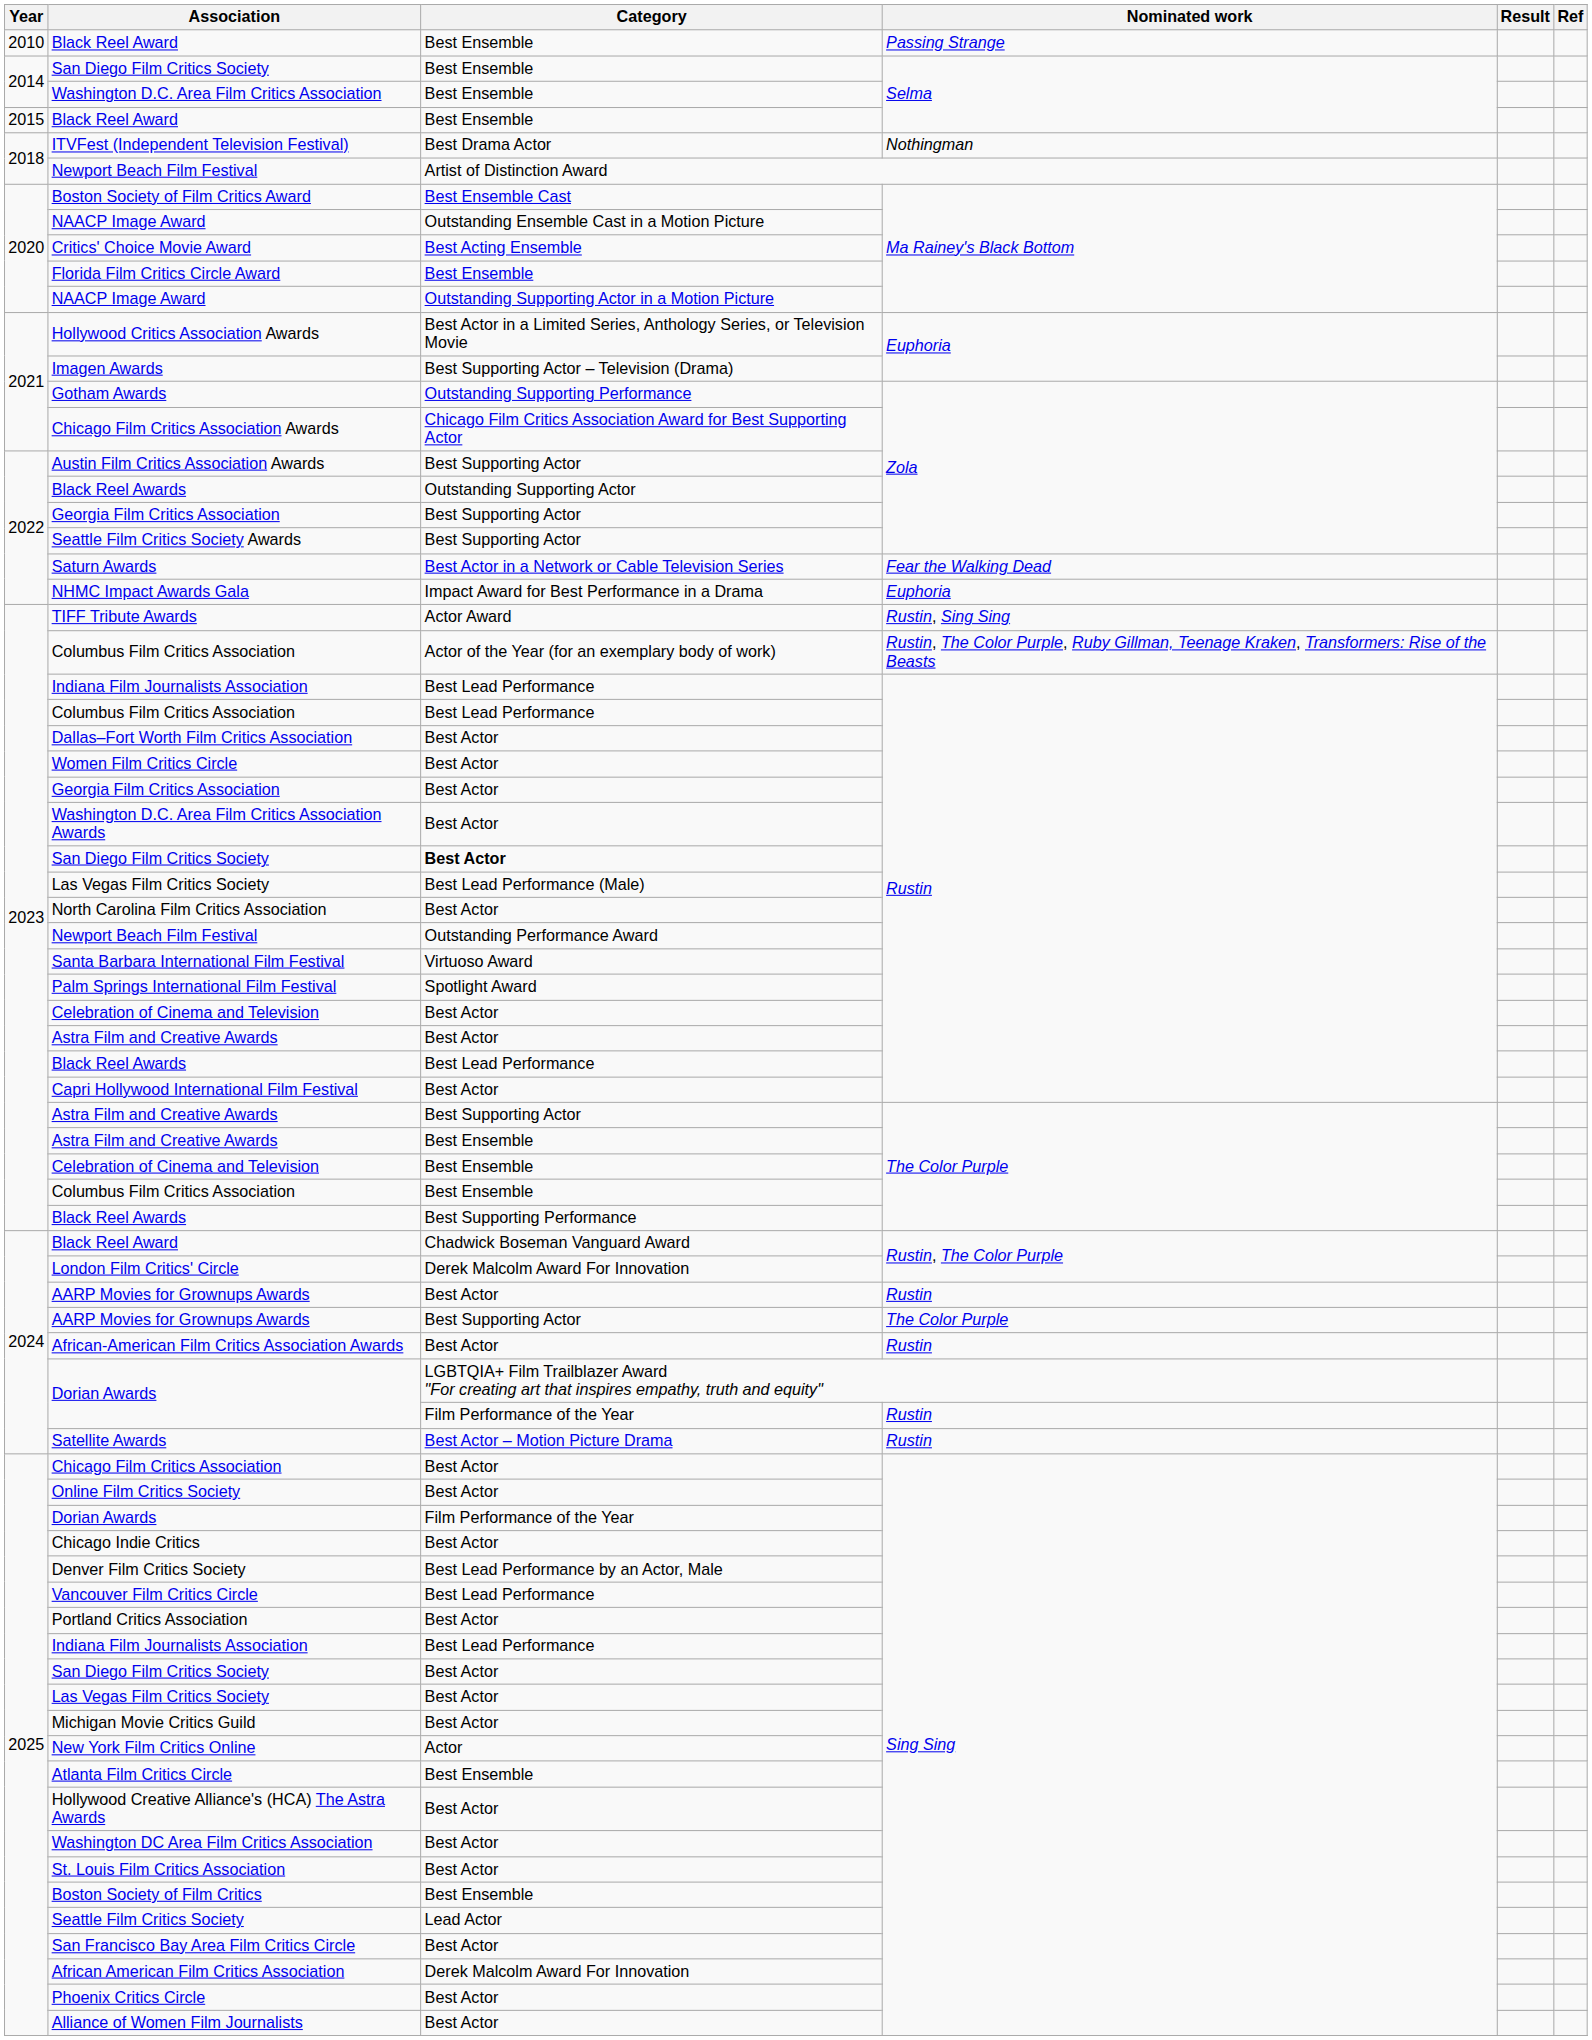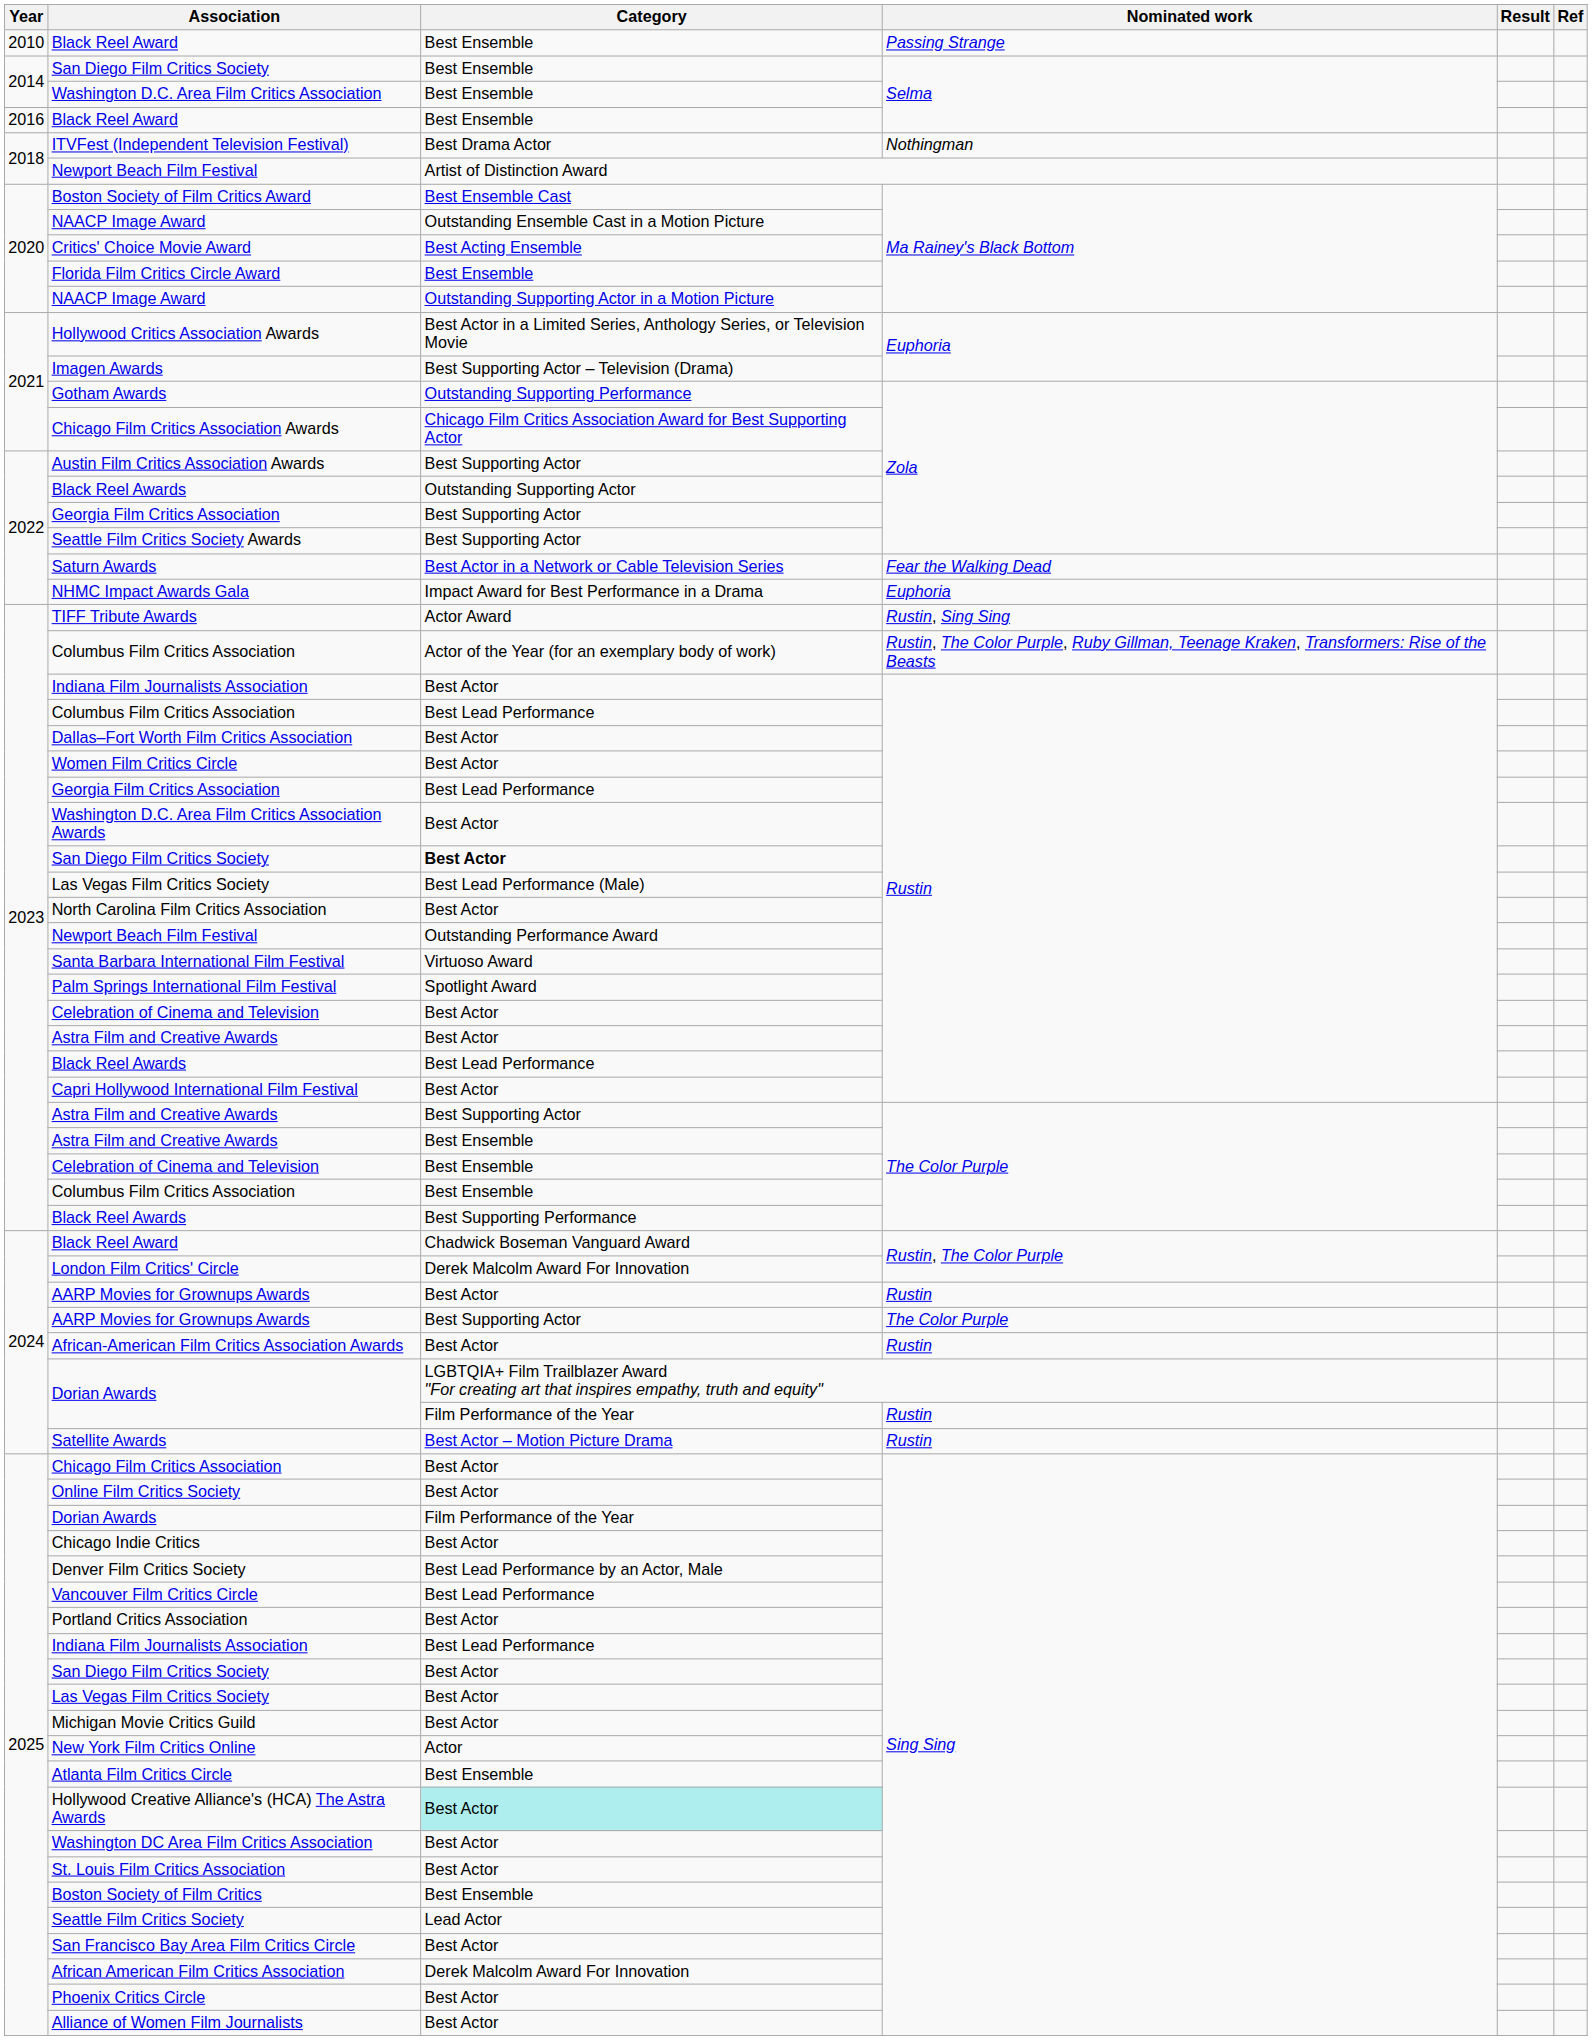(26, 119) 2015 -> (26, 119) 2016
(510, 686) Best Lead Performance -> (461, 686) Best Actor
(461, 789) Best Actor -> (510, 789) Best Lead Performance
(461, 1808) no background -> (461, 1808) paleturquoise background
